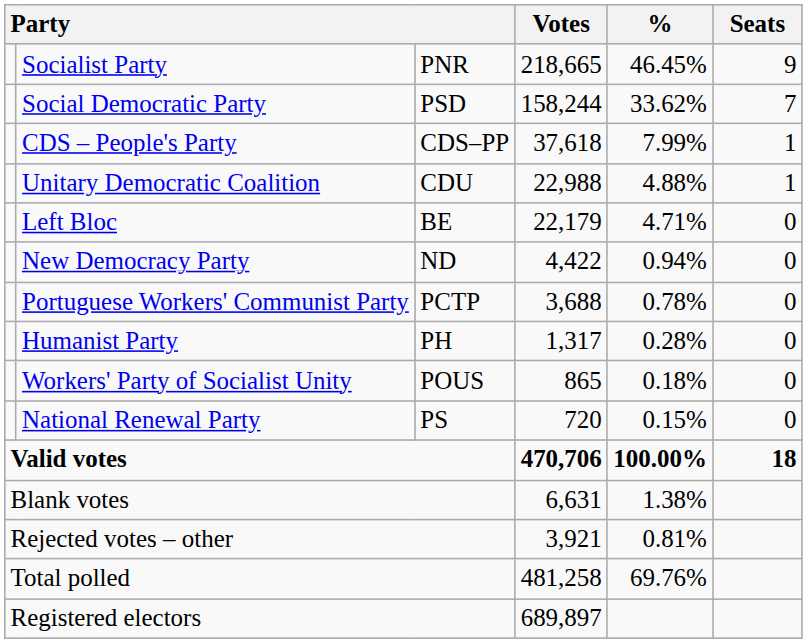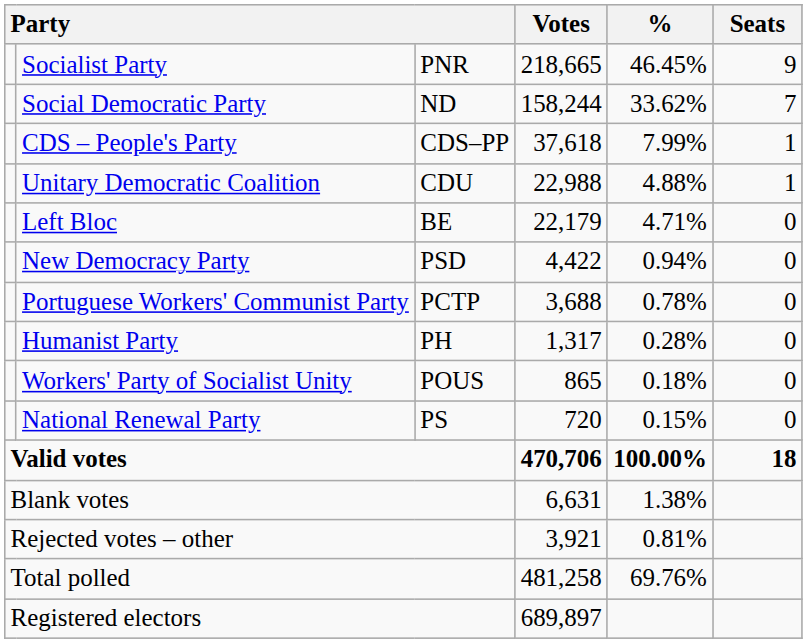(443, 103) PSD -> (438, 103) ND
(438, 261) ND -> (443, 261) PSD
